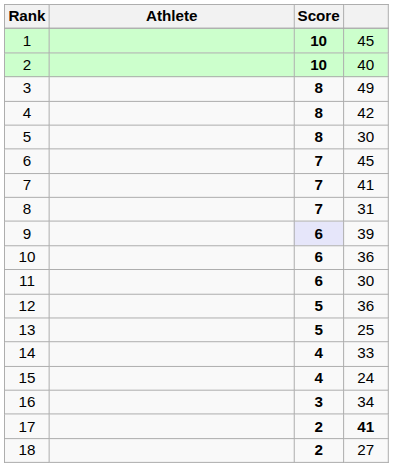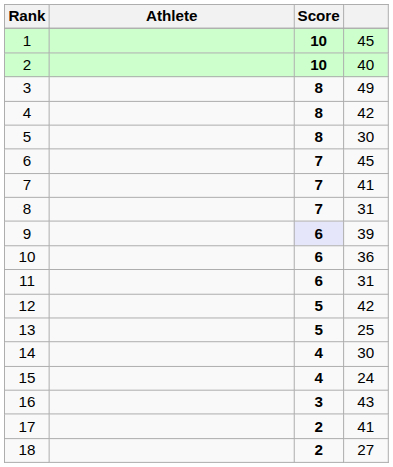(366, 281) 30 -> (366, 281) 31
(366, 305) 36 -> (366, 305) 42
(366, 354) 33 -> (366, 354) 30
(366, 402) 34 -> (366, 402) 43
(366, 426) bold -> (366, 426) normal
